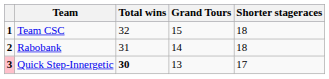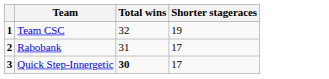- column: (201, 13)
(242, 30) 18 -> (177, 30) 19
(242, 47) 18 -> (177, 47) 17
(10, 64) pink background -> (10, 64) no background
